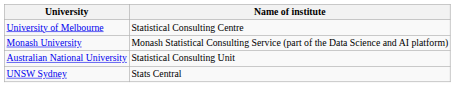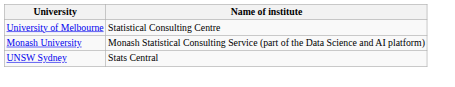- row: (67, 58)
